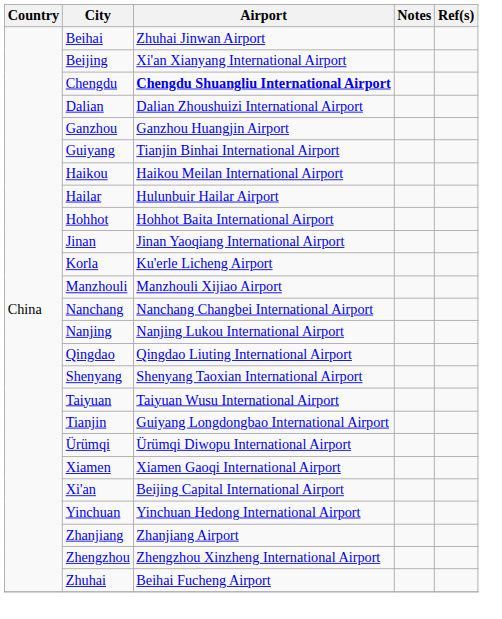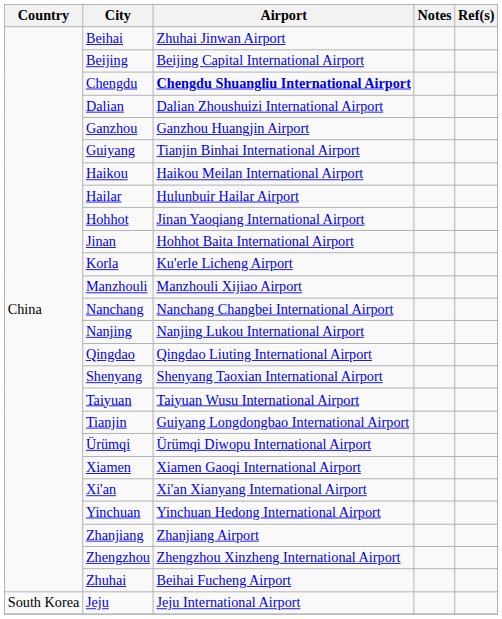(241, 60) Xi'an Xianyang International Airport -> (260, 60) Beijing Capital International Airport
(235, 219) Hohhot Baita International Airport -> (261, 219) Jinan Yaoqiang International Airport
(240, 241) Jinan Yaoqiang International Airport -> (255, 241) Hohhot Baita International Airport
(240, 490) Beijing Capital International Airport -> (262, 490) Xi'an Xianyang International Airport
+ row: (97, 602)
